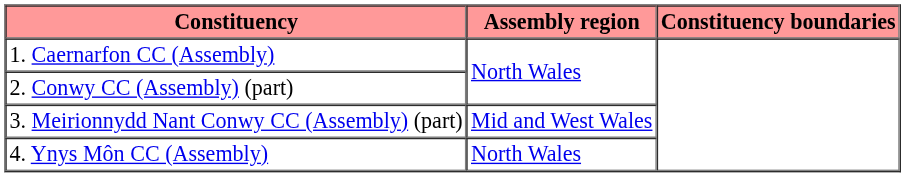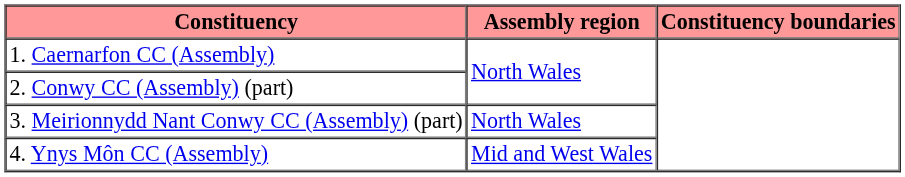(562, 121) Mid and West Wales -> (526, 121) North Wales
(526, 154) North Wales -> (562, 154) Mid and West Wales
